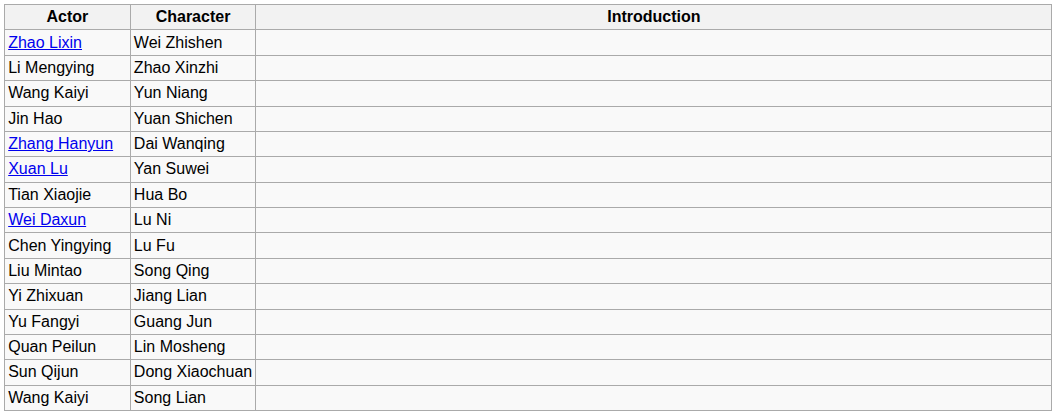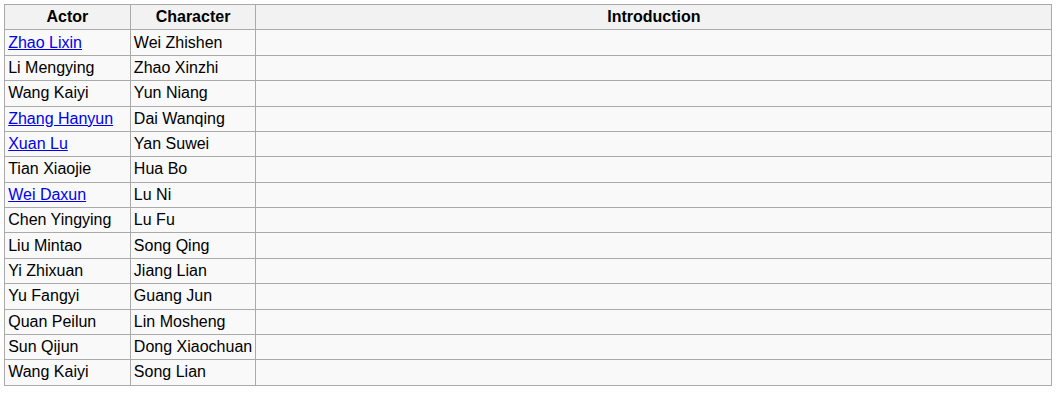- row: (183, 118)
